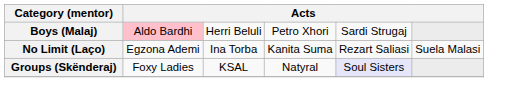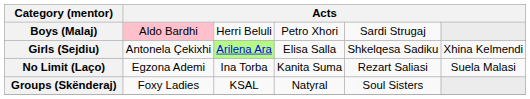+ row: (64, 49)
(374, 67) lavender background -> (393, 85) no background
